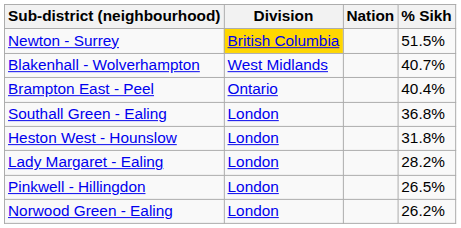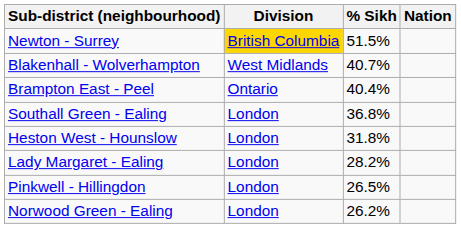columns swapped: (370, 16) <-> (427, 16)
